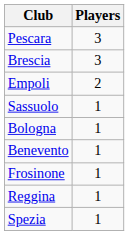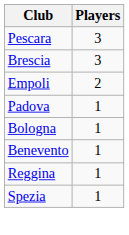+ row: (29, 106)
- row: (33, 106)
- row: (36, 173)
